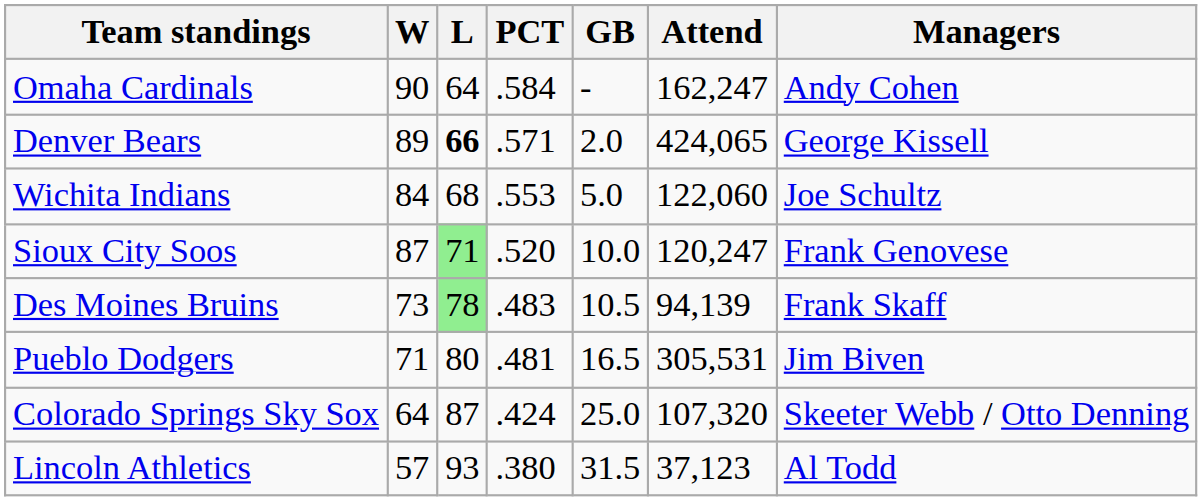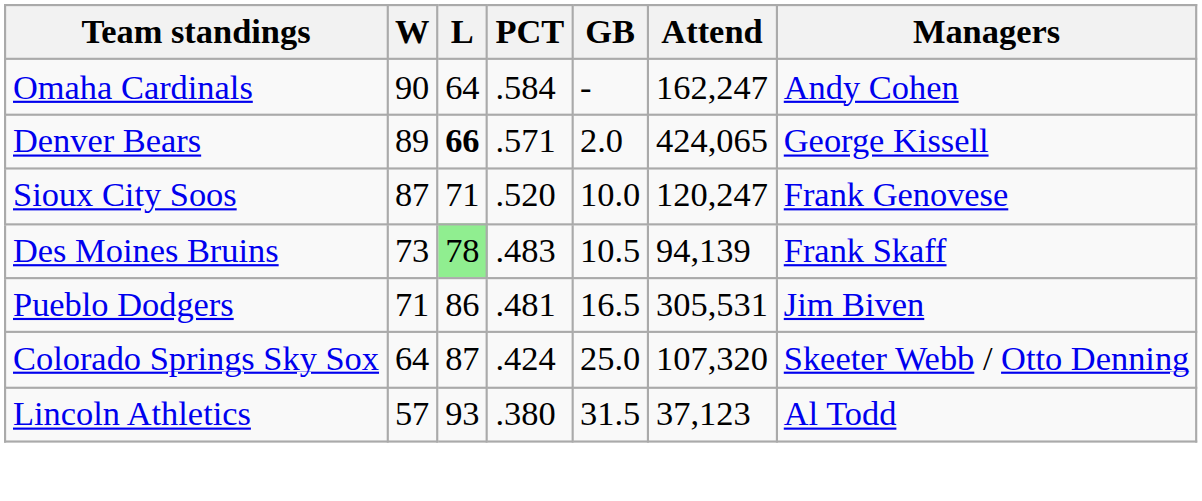- row: (122, 195)
(462, 250) lightgreen background -> (462, 195) no background
(462, 359) 80 -> (462, 304) 86
